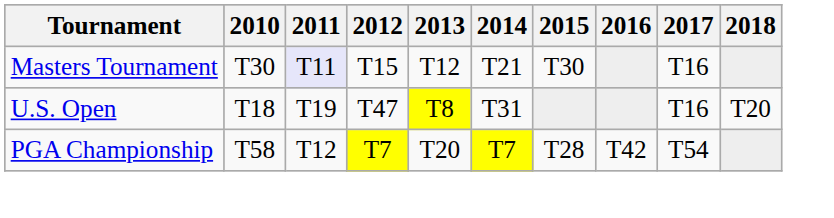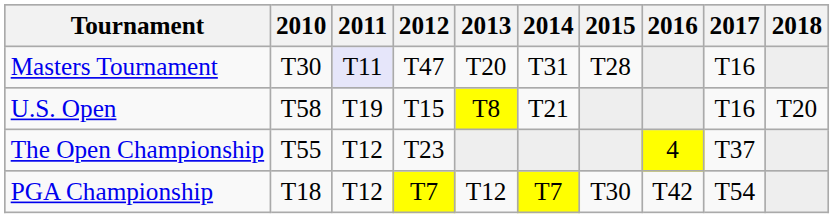(378, 67) T15 -> (424, 67) T47
(440, 67) T12 -> (486, 67) T20
(502, 67) T21 -> (548, 67) T31
(564, 67) T30 -> (610, 67) T28
(255, 108) T18 -> (301, 108) T58
(378, 108) T47 -> (424, 108) T15
(502, 108) T31 -> (548, 108) T21
+ row: (137, 150)
(255, 150) T58 -> (301, 191) T18
(440, 150) T20 -> (486, 191) T12
(564, 150) T28 -> (610, 191) T30
